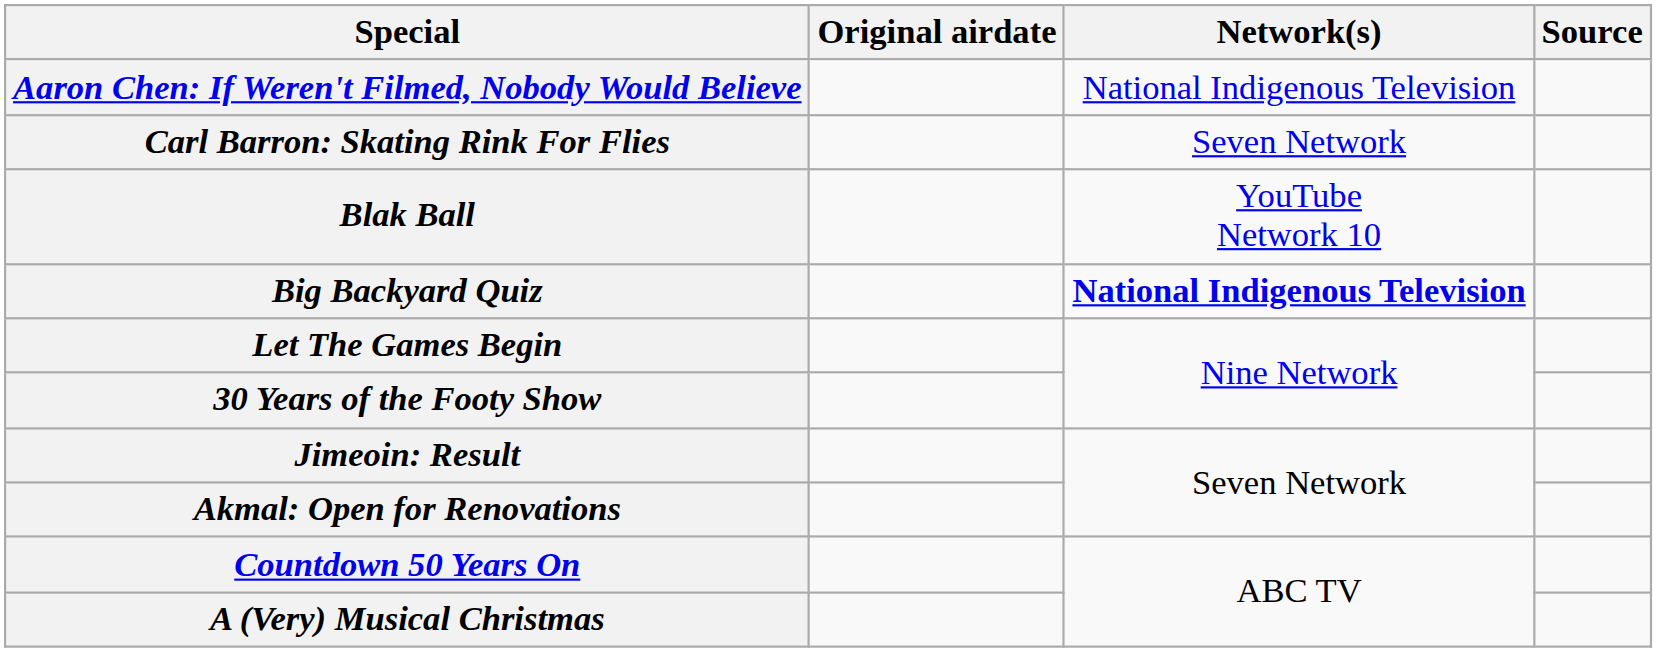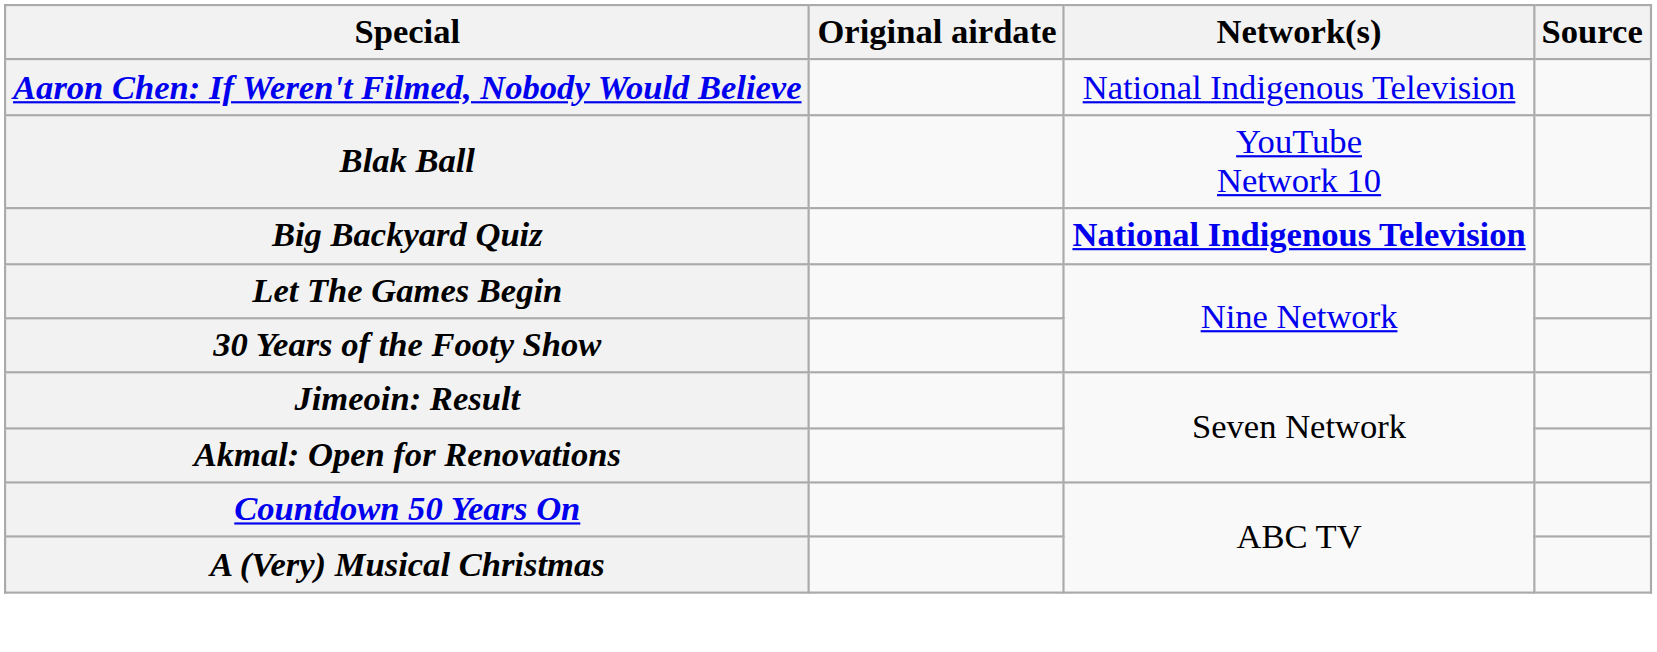- row: (407, 141)
